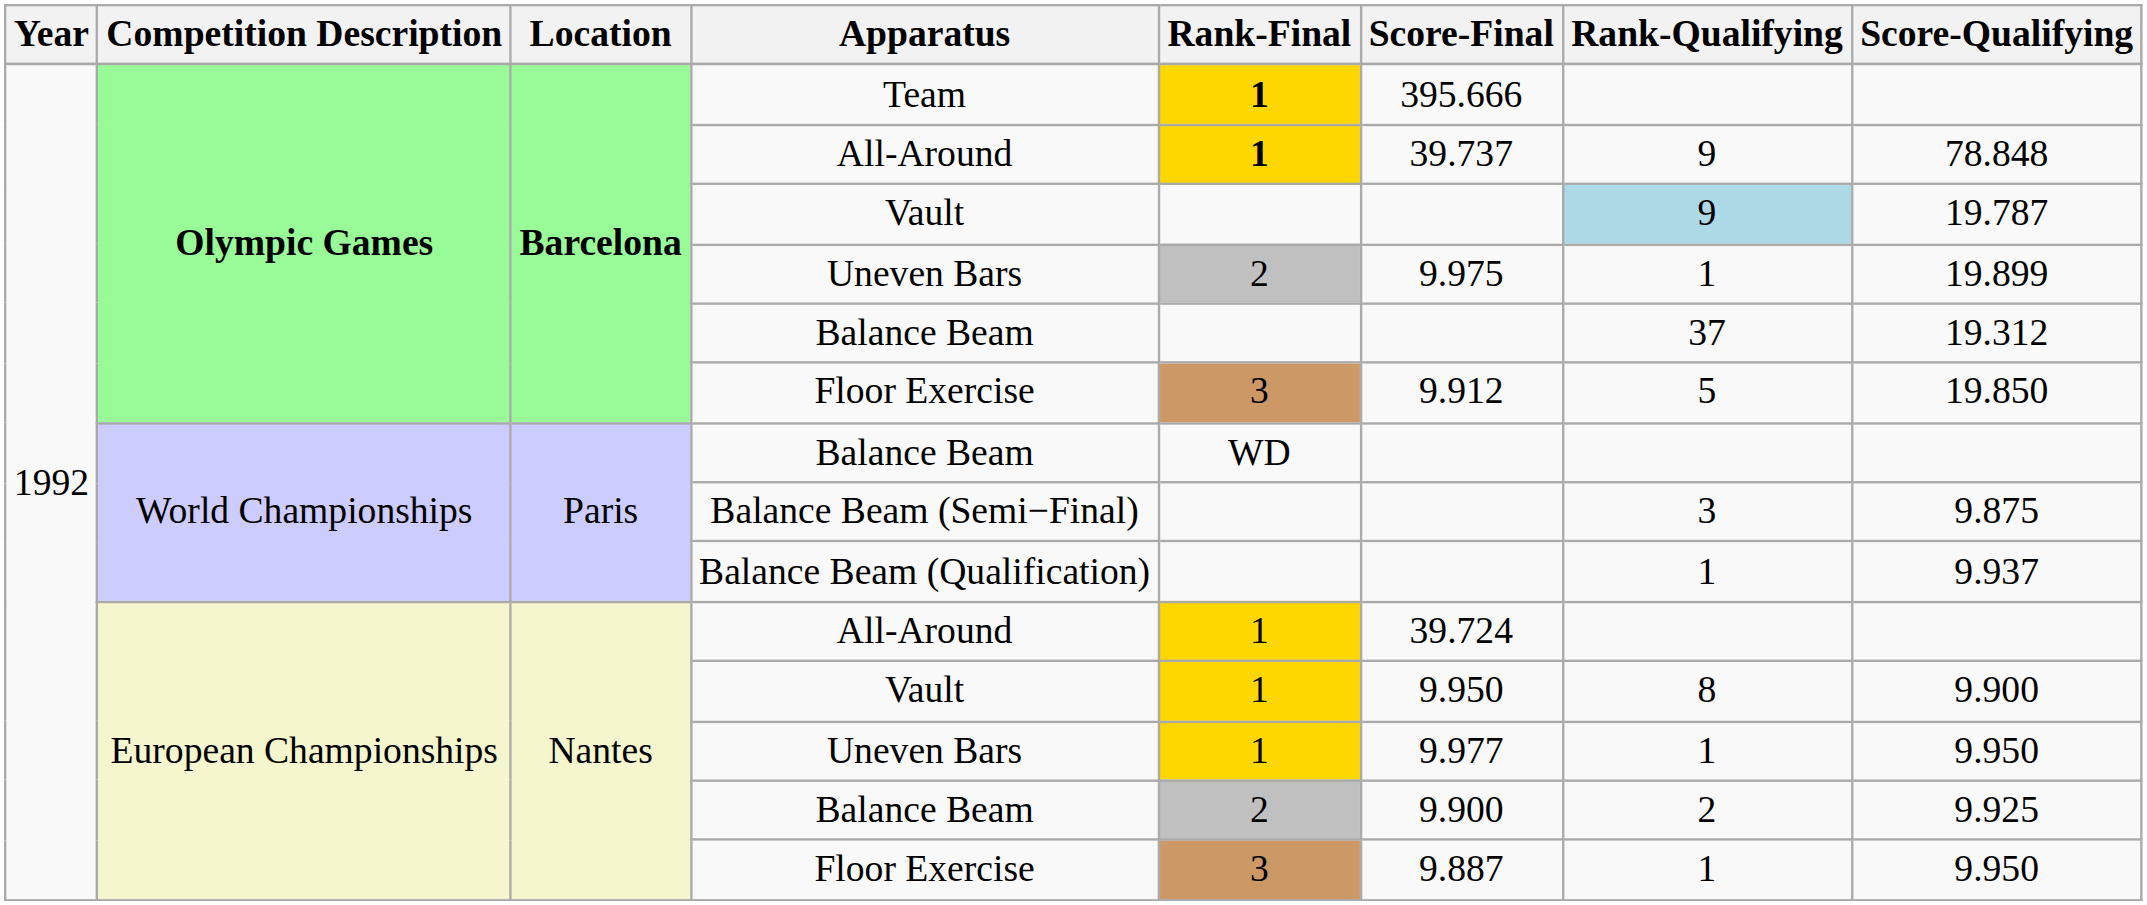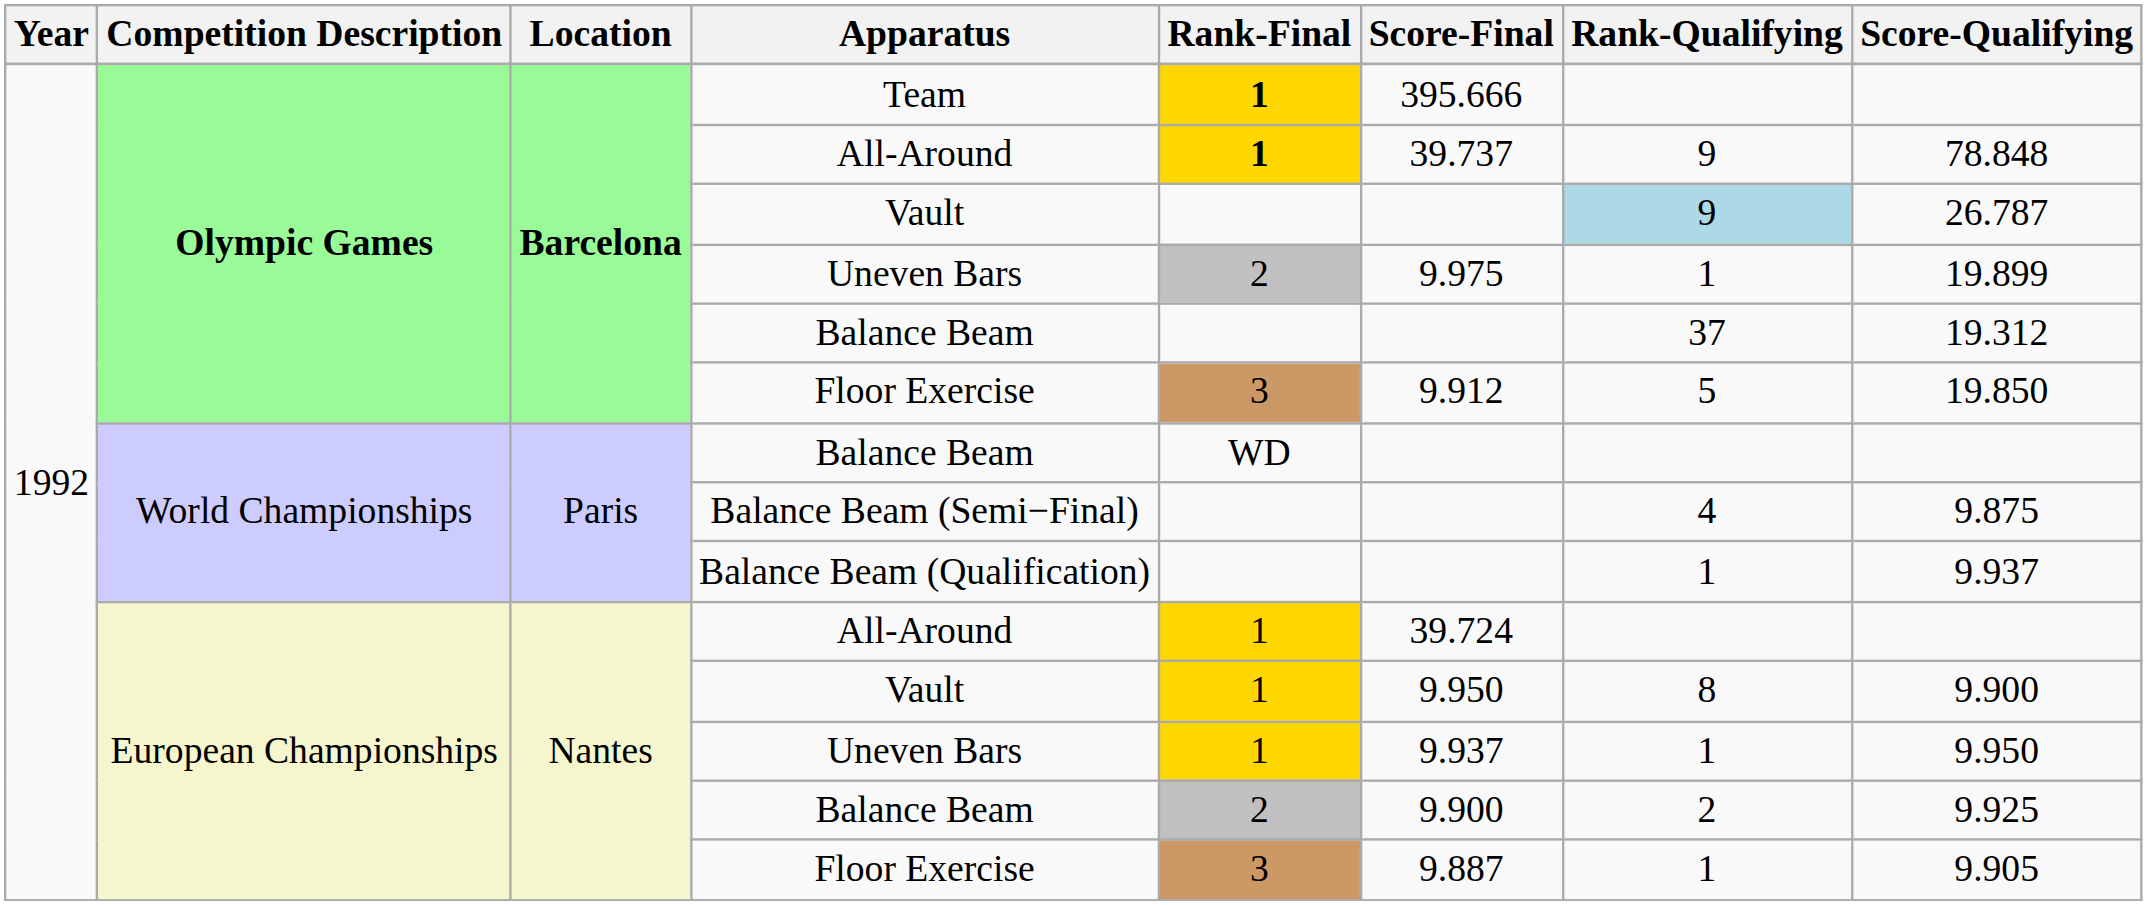(1997, 213) 19.787 -> (1997, 213) 26.787
(1707, 511) 3 -> (1707, 511) 4
(1461, 749) 9.977 -> (1461, 749) 9.937
(1997, 869) 9.950 -> (1997, 869) 9.905
